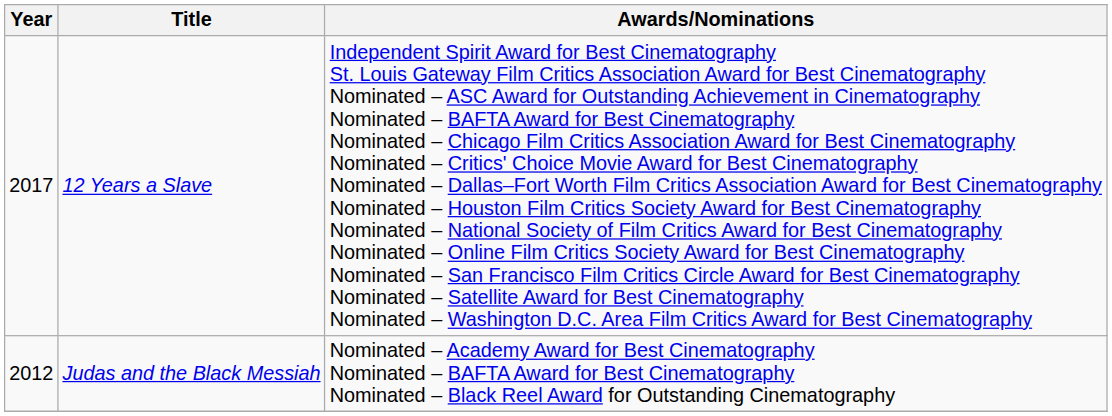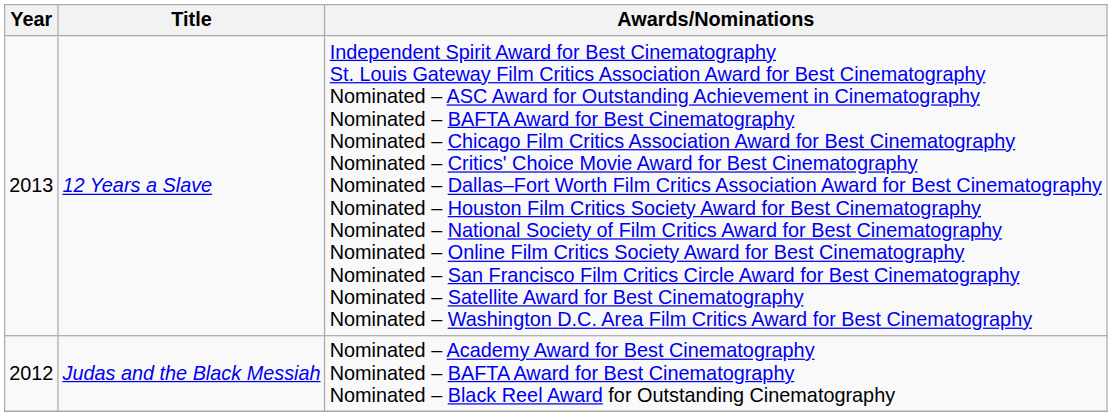(31, 185) 2017 -> (31, 185) 2013
